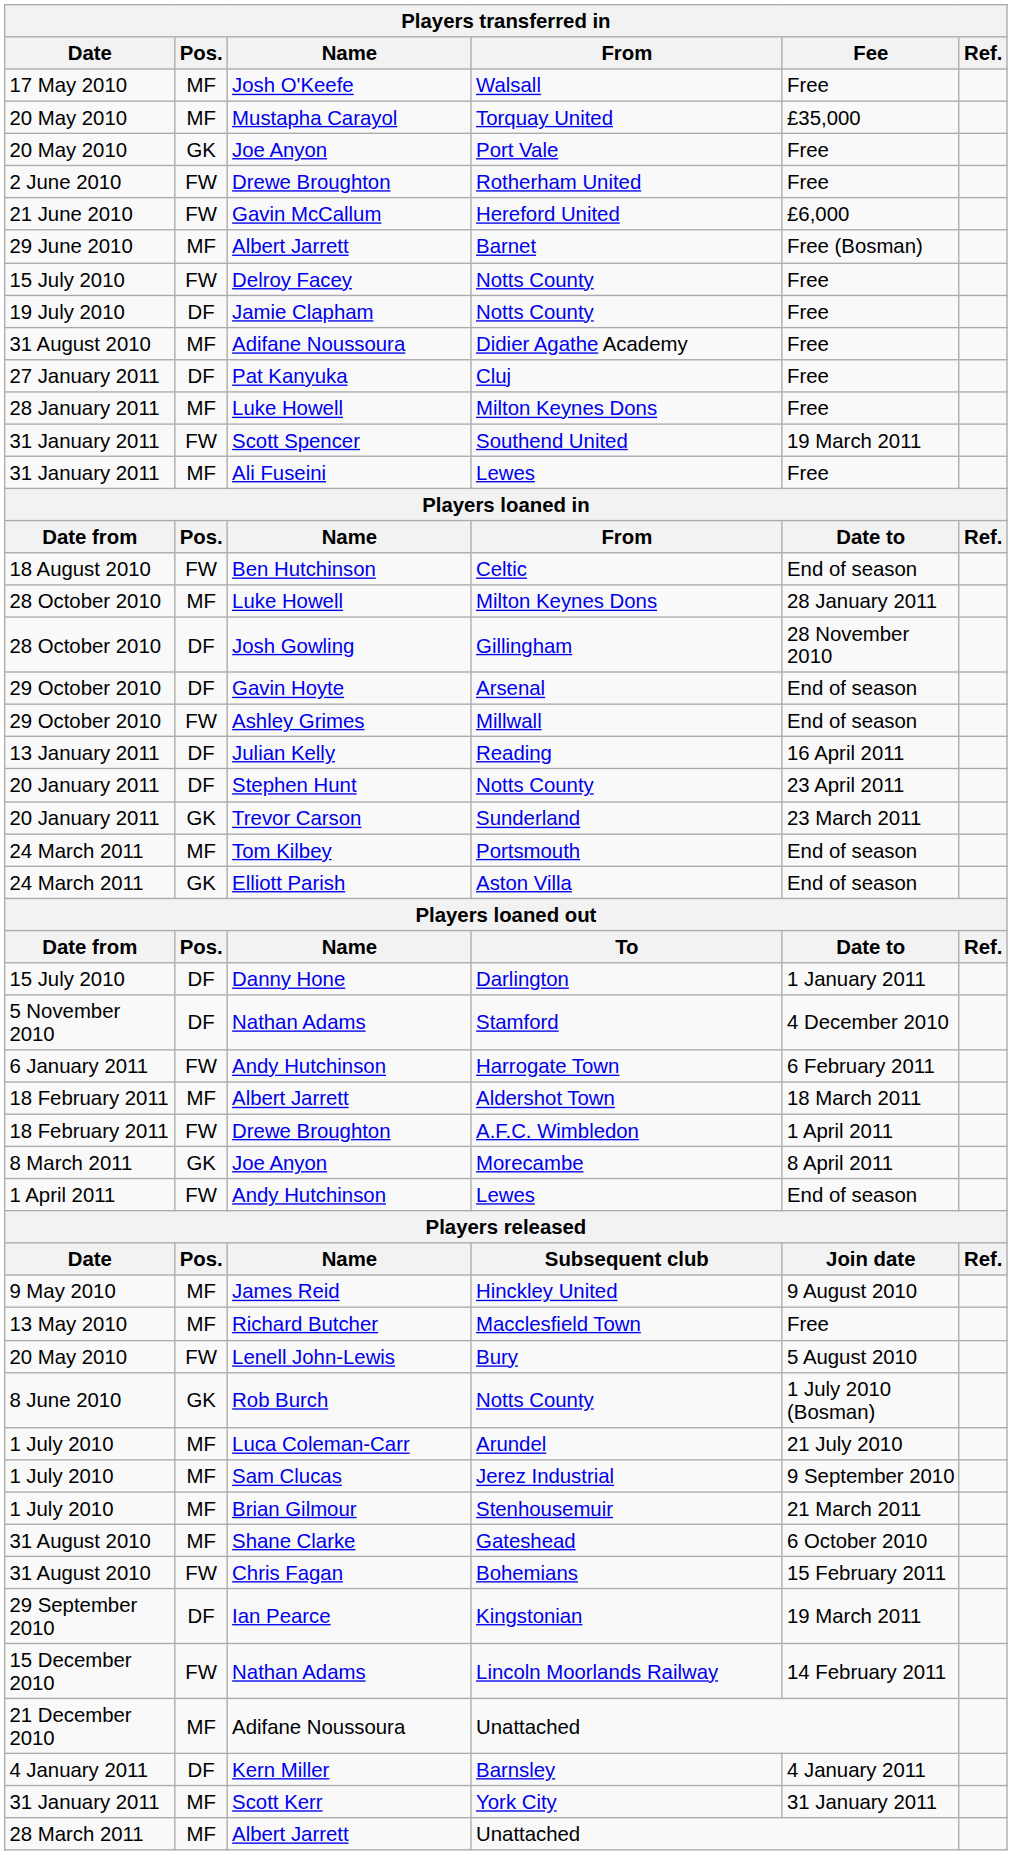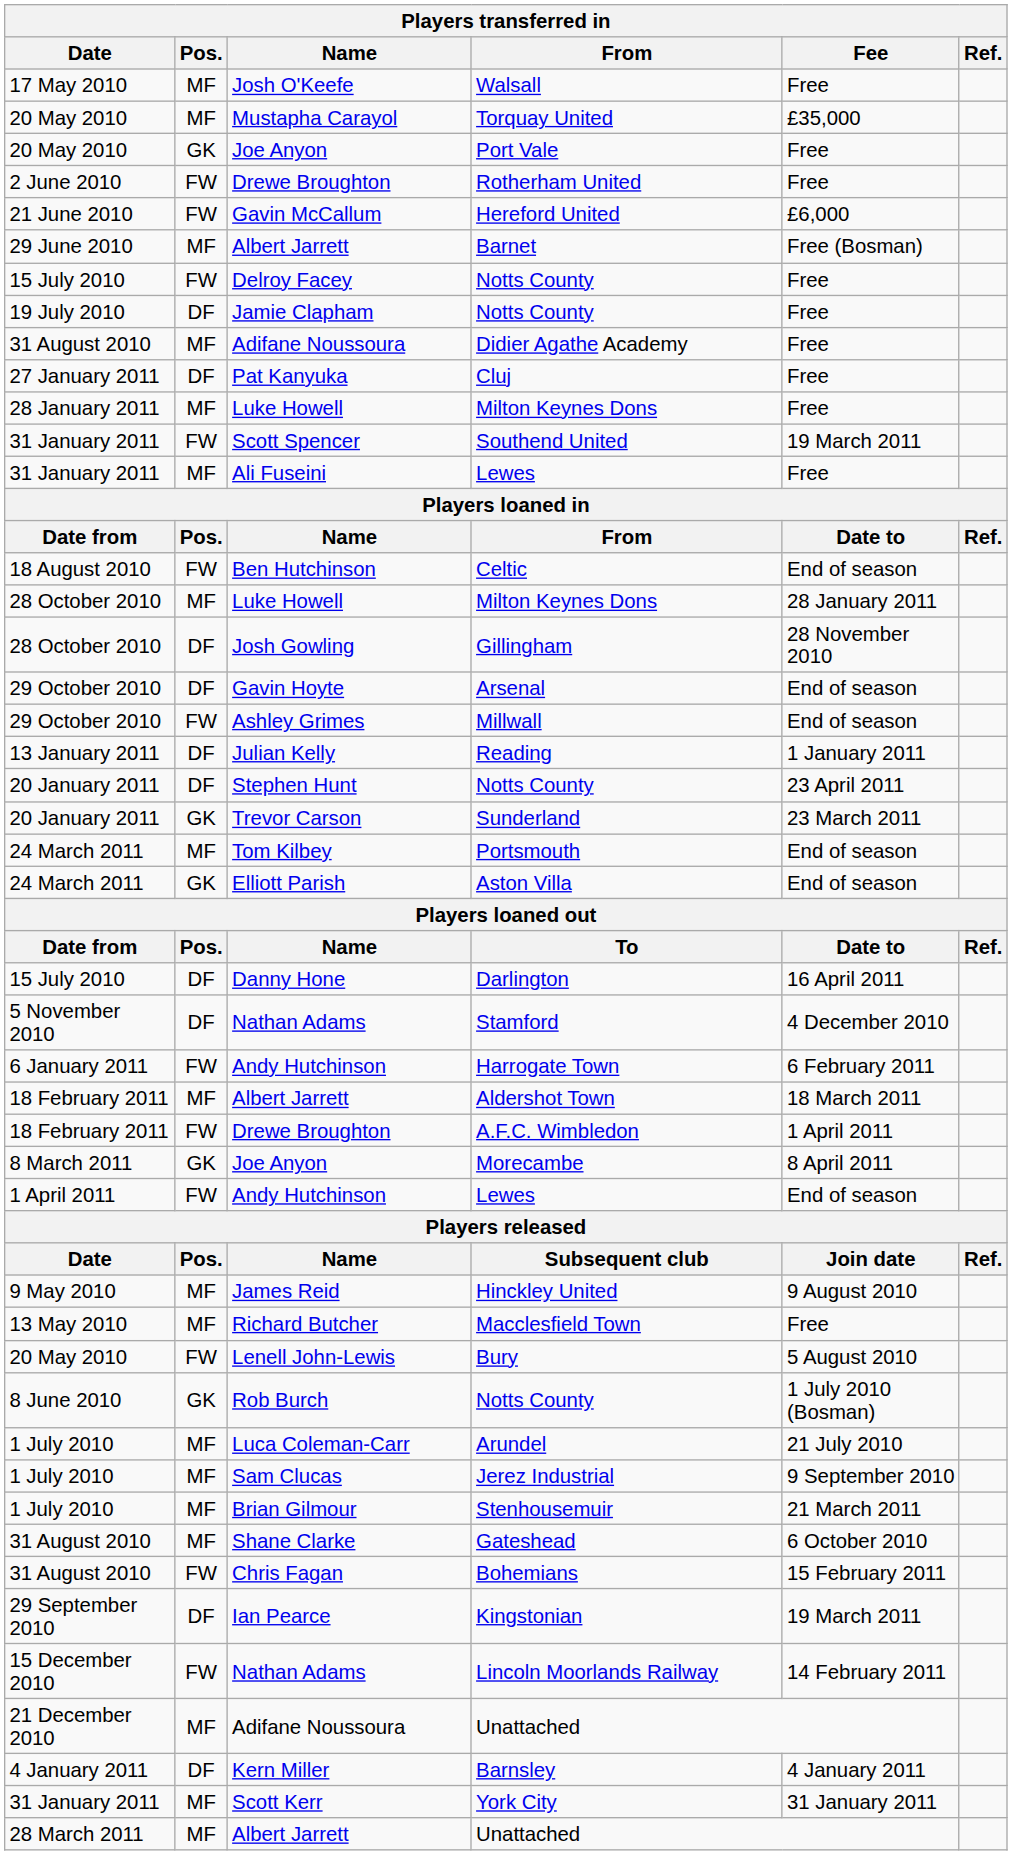(846, 753) 16 April 2011 -> (856, 753) 1 January 2011
(856, 979) 1 January 2011 -> (846, 979) 16 April 2011
